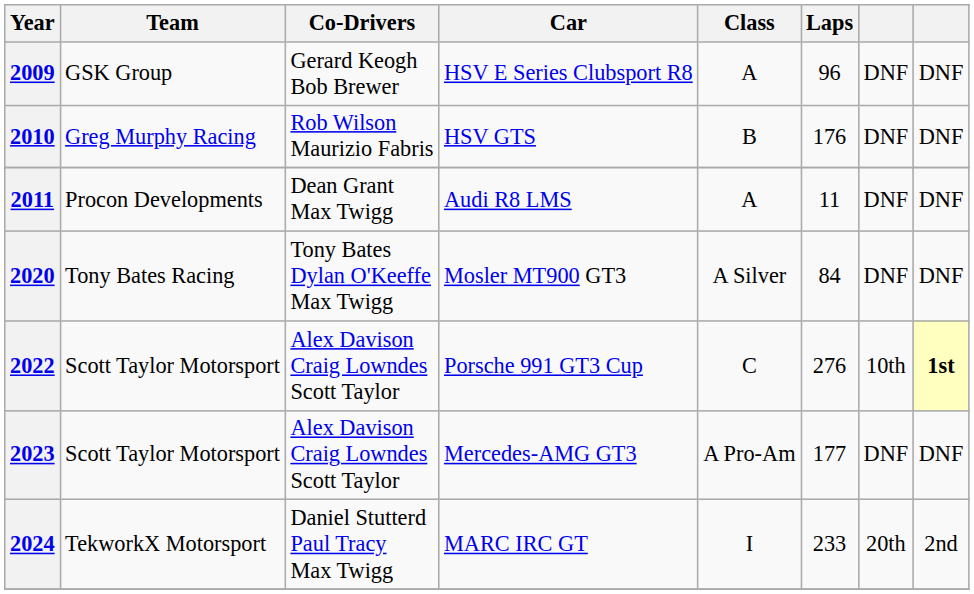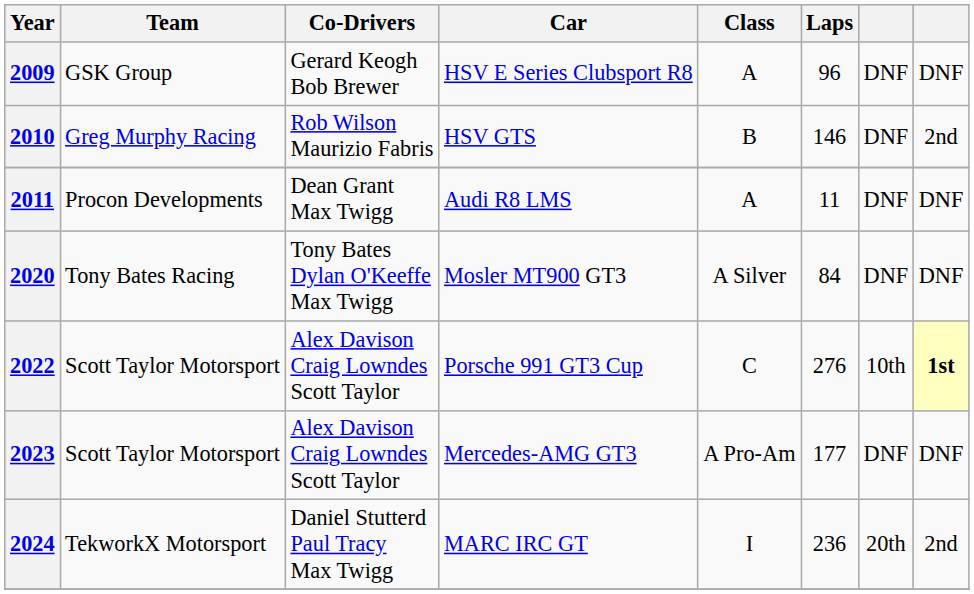(830, 136) 176 -> (830, 136) 146
(941, 136) DNF -> (941, 136) 2nd
(830, 544) 233 -> (830, 544) 236
